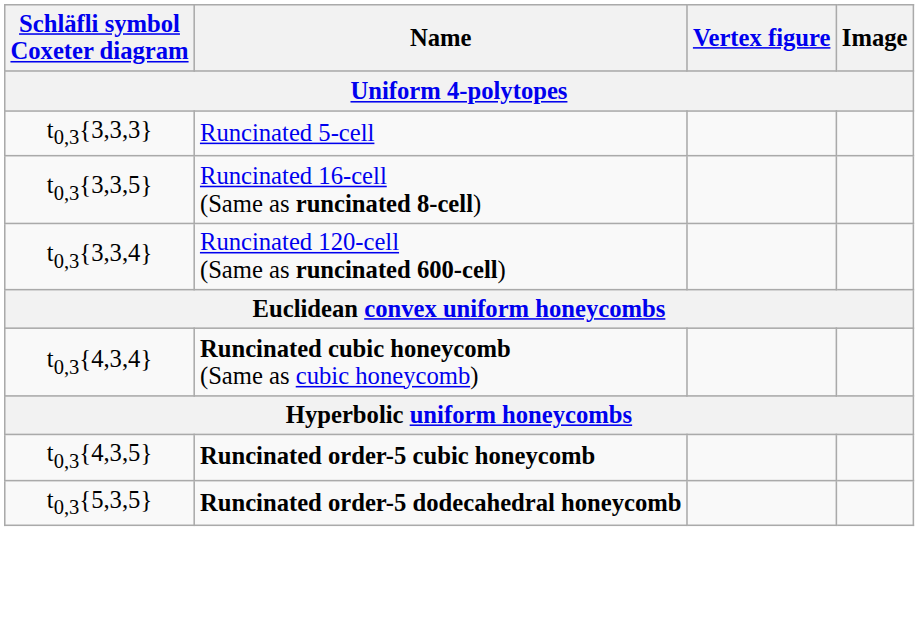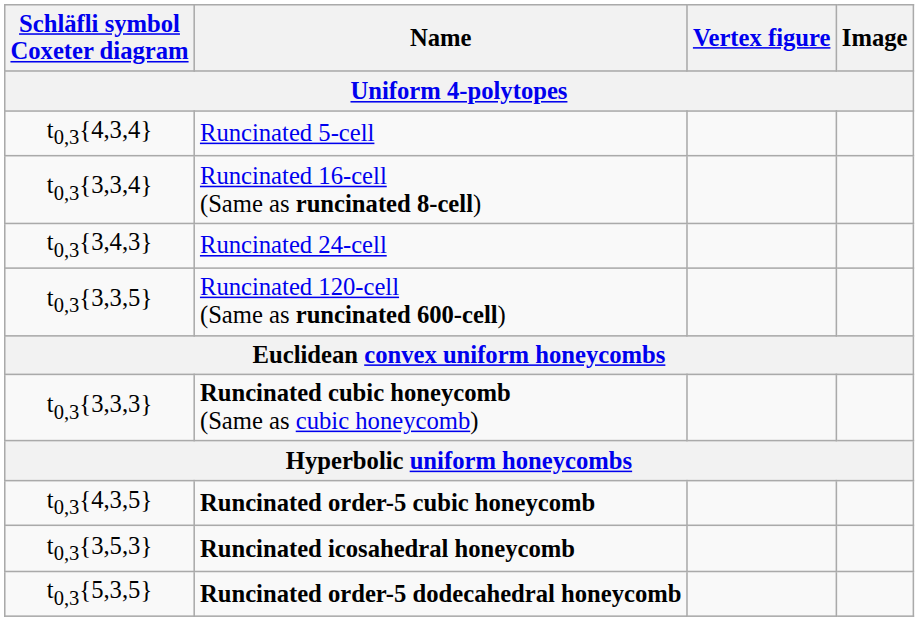(100, 133) t0,3{3,3,3} -> (100, 133) t0,3{4,3,4}
(100, 189) t0,3{3,3,5} -> (100, 189) t0,3{3,3,4}
+ row: (293, 245)
(100, 256) t0,3{3,3,4} -> (100, 301) t0,3{3,3,5}
(100, 361) t0,3{4,3,4} -> (100, 407) t0,3{3,3,3}
+ row: (387, 548)
